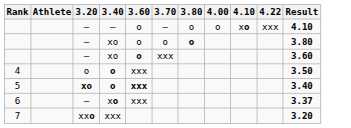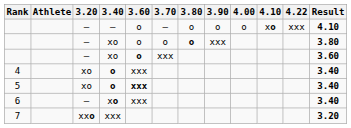+ column: (218, 12)
(86, 71) o -> (86, 71) xo
(302, 71) 3.50 -> (328, 71) 3.40
(86, 86) bold -> (86, 86) normal
(302, 101) 3.37 -> (328, 101) 3.40
